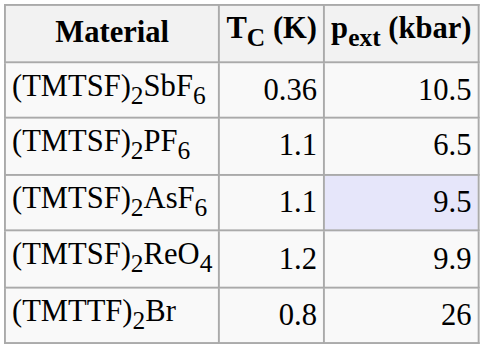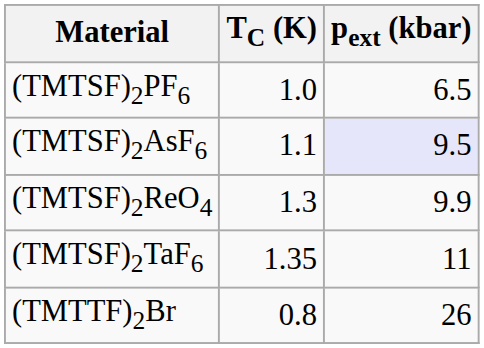- row: (109, 89)
(298, 145) 1.1 -> (298, 89) 1.0
(298, 258) 1.2 -> (298, 202) 1.3
+ row: (108, 258)
